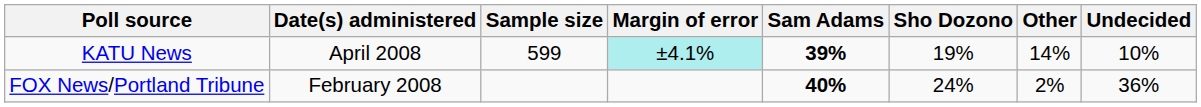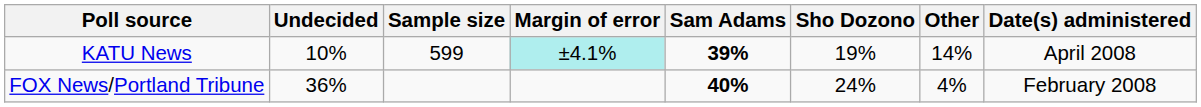columns swapped: (375, 20) <-> (1139, 20)
(1050, 85) 2% -> (952, 85) 4%
